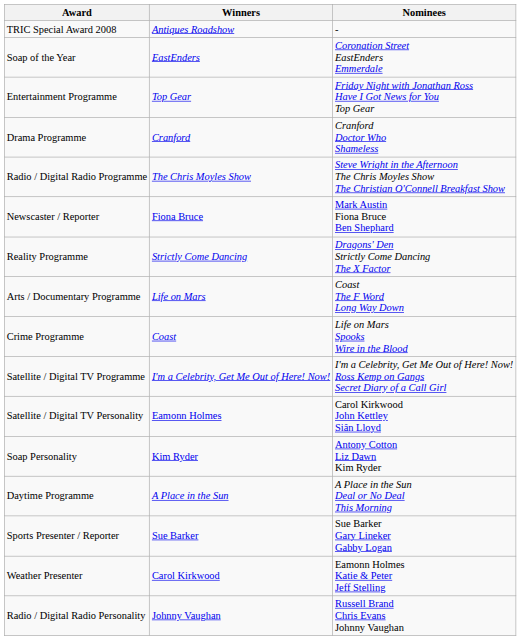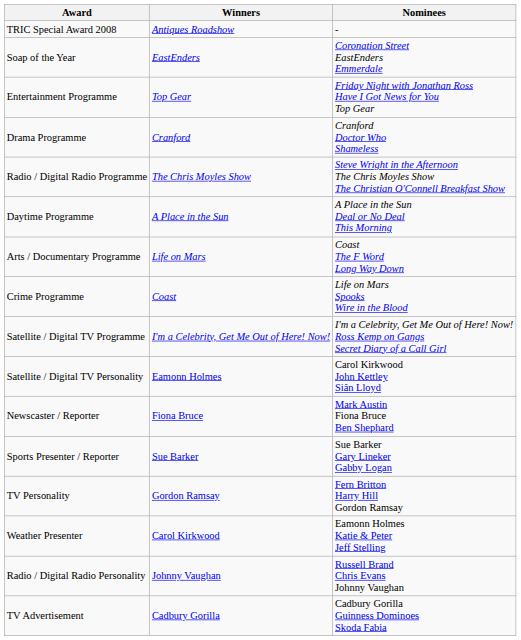rows swapped: (50, 496) <-> (53, 217)
- row: (47, 256)
- row: (42, 456)
+ row: (38, 496)
+ row: (45, 615)
